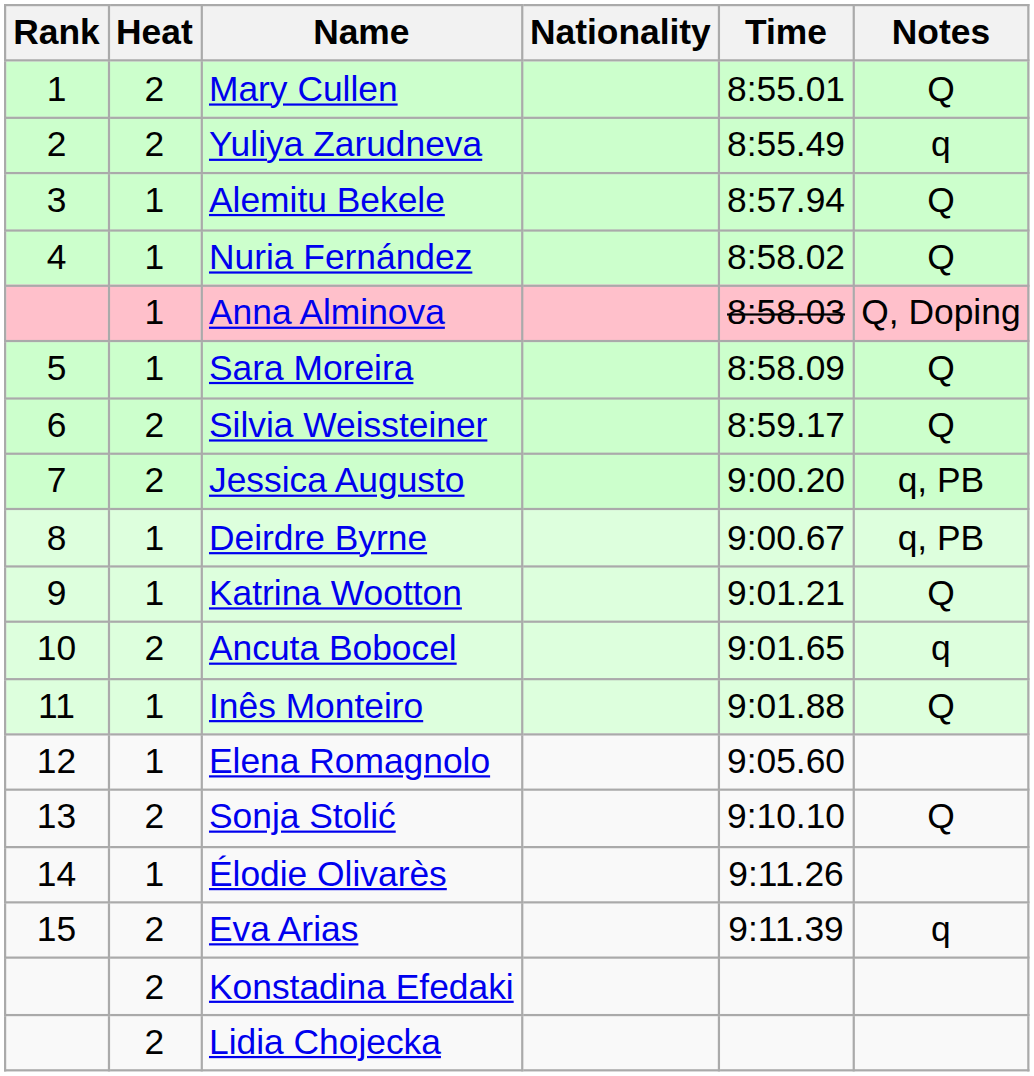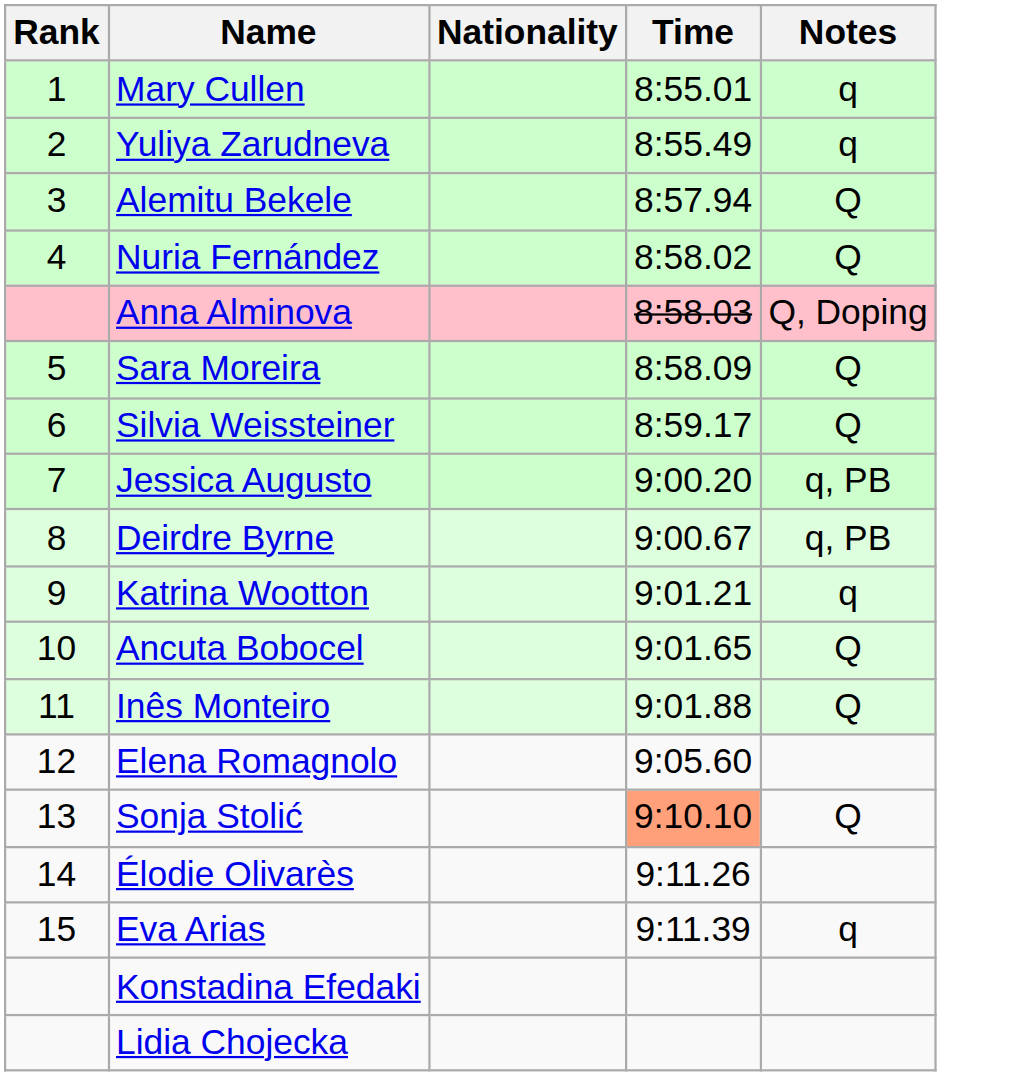- column: (154, 32)
(941, 88) Q -> (848, 88) q
(941, 593) Q -> (848, 593) q
(941, 649) q -> (848, 649) Q
(786, 817) no background -> (693, 817) lightsalmon background
